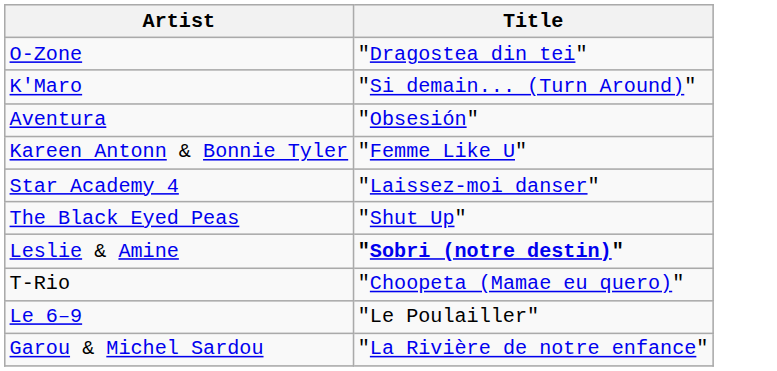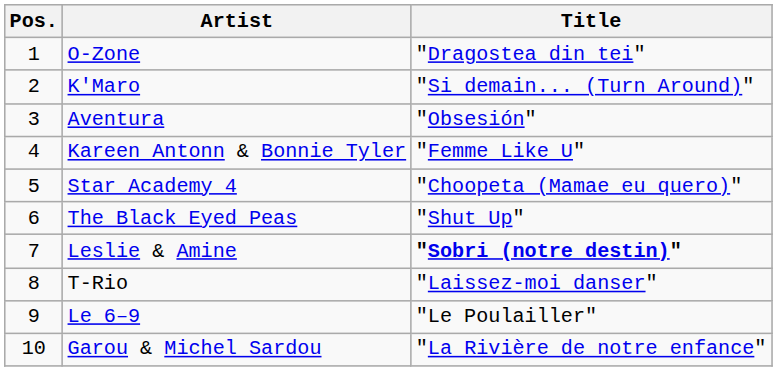+ column: (34, 21)
(479, 185) "Laissez-moi danser" -> (579, 185) "Choopeta (Mamae eu quero)"
(521, 284) "Choopeta (Mamae eu quero)" -> (537, 284) "Laissez-moi danser"
